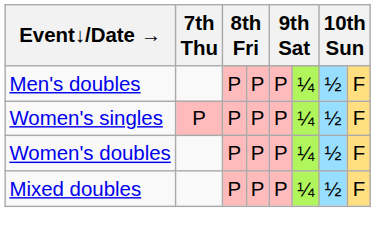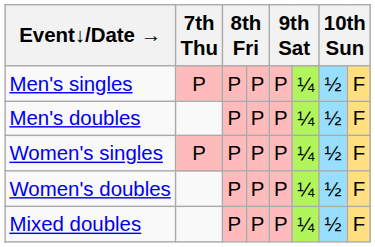+ row: (71, 83)
